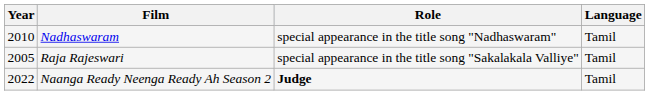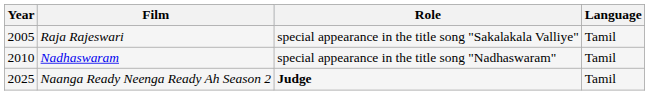rows swapped: (82, 57) <-> (80, 36)
(21, 79) 2022 -> (21, 79) 2025
